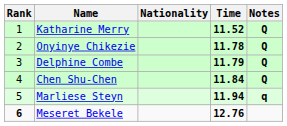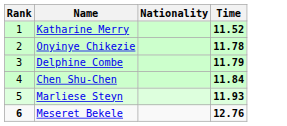- column: (264, 13)
(229, 96) 11.94 -> (229, 96) 11.93
